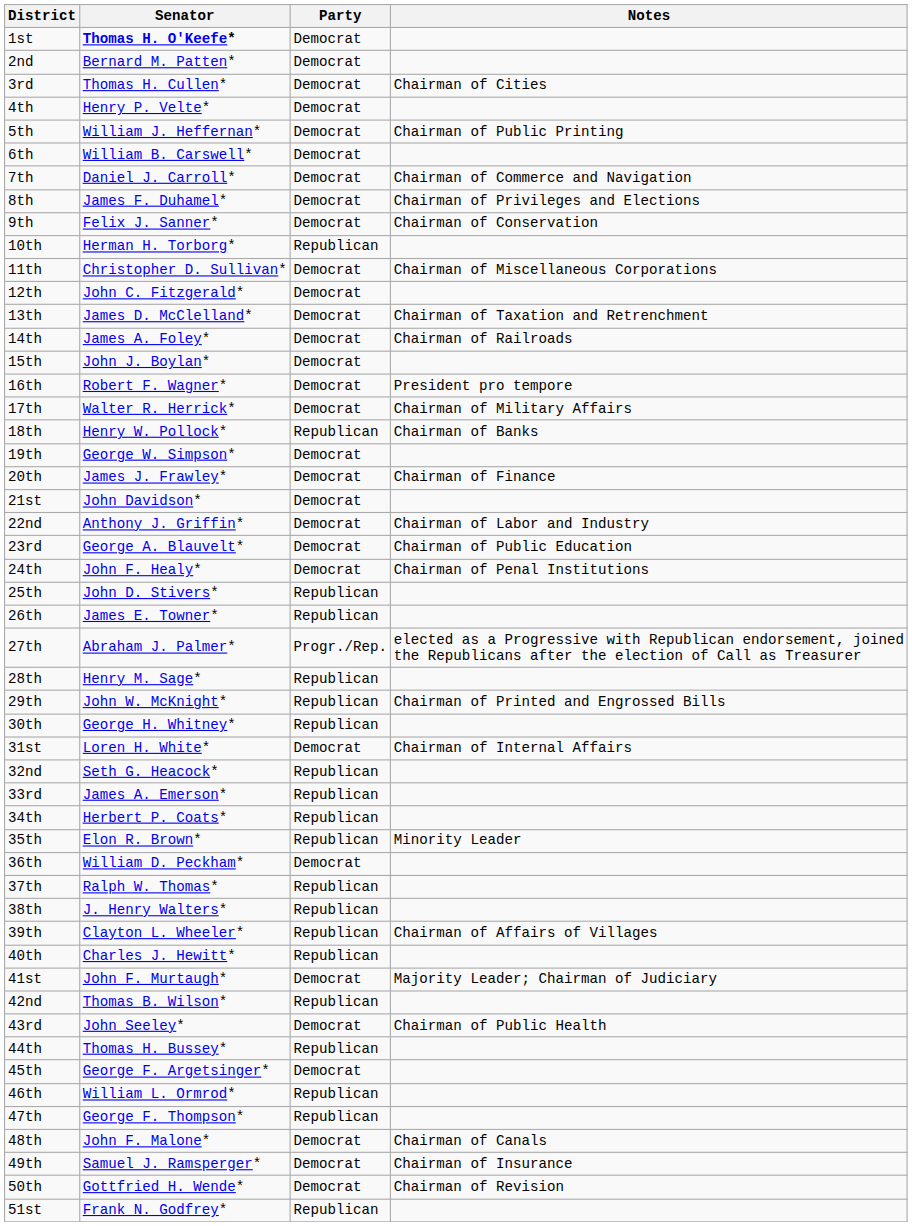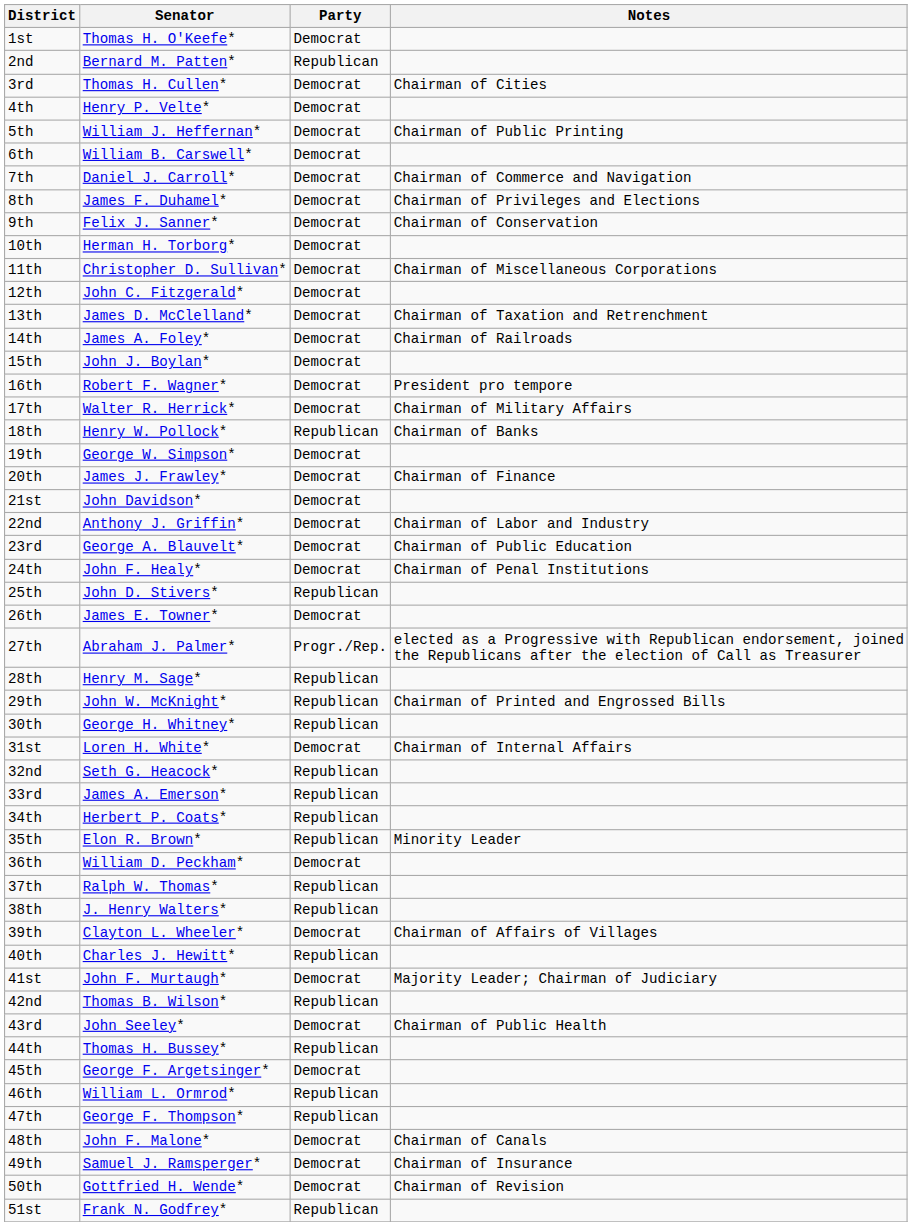(159, 39) bold -> (159, 39) normal
(328, 62) Democrat -> (336, 62) Republican
(336, 247) Republican -> (328, 247) Democrat
(336, 617) Republican -> (328, 617) Democrat
(336, 933) Republican -> (328, 933) Democrat
